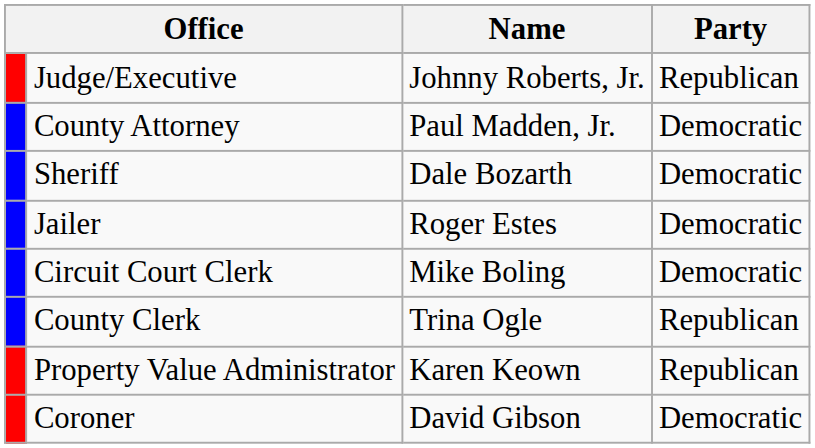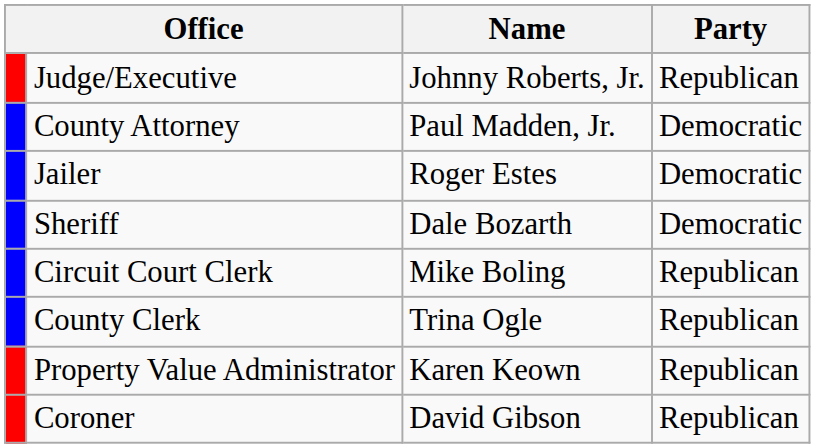rows swapped: (76, 175) <-> (67, 223)
(731, 272) Democratic -> (729, 272) Republican
(731, 418) Democratic -> (729, 418) Republican
